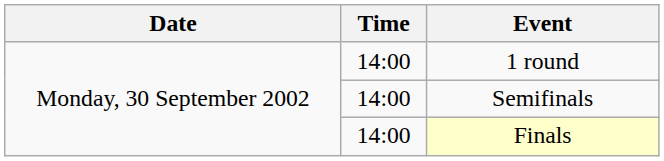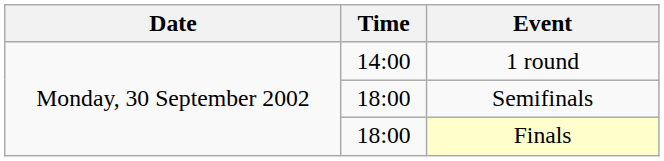(384, 98) 14:00 -> (384, 98) 18:00
(384, 135) 14:00 -> (384, 135) 18:00
